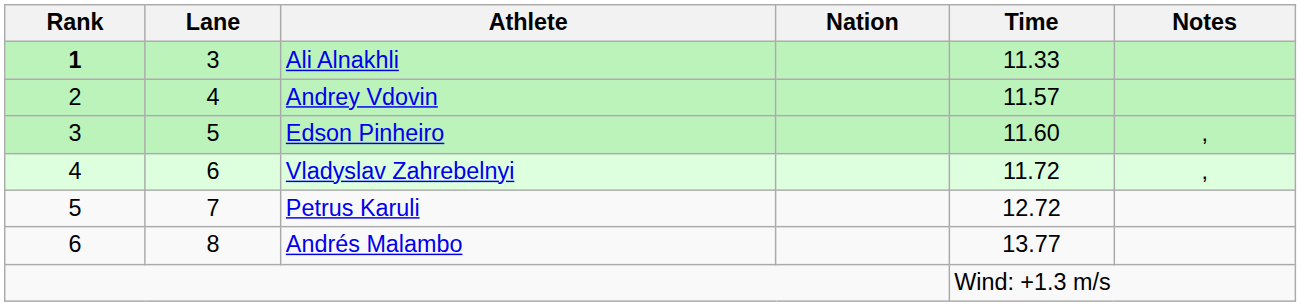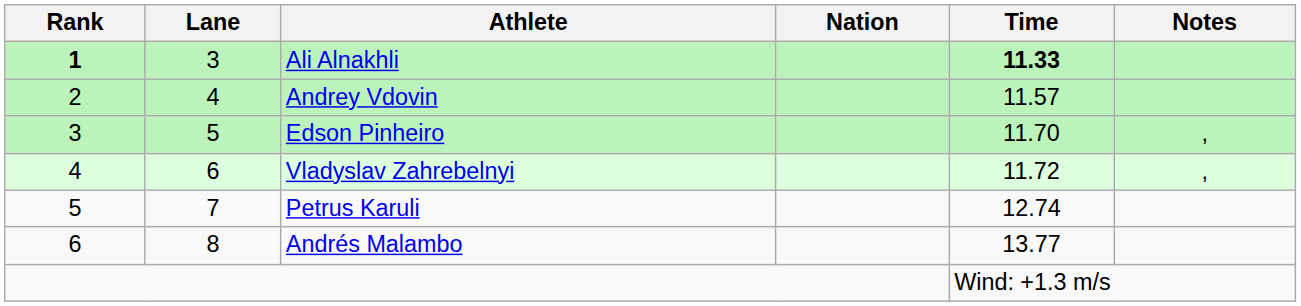(1031, 60) normal -> (1031, 60) bold
(1031, 134) 11.60 -> (1031, 134) 11.70
(1031, 208) 12.72 -> (1031, 208) 12.74
